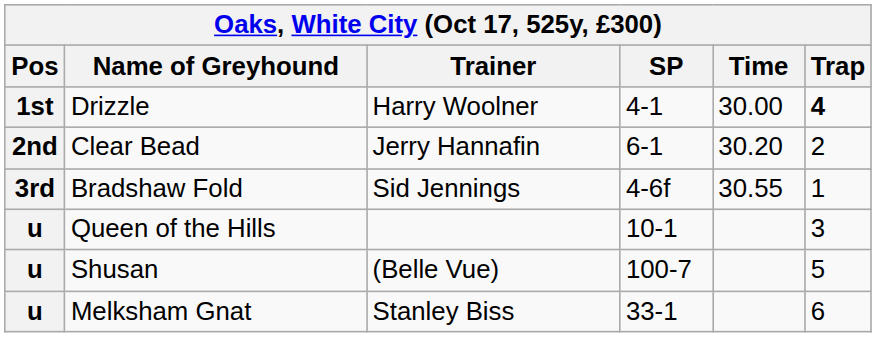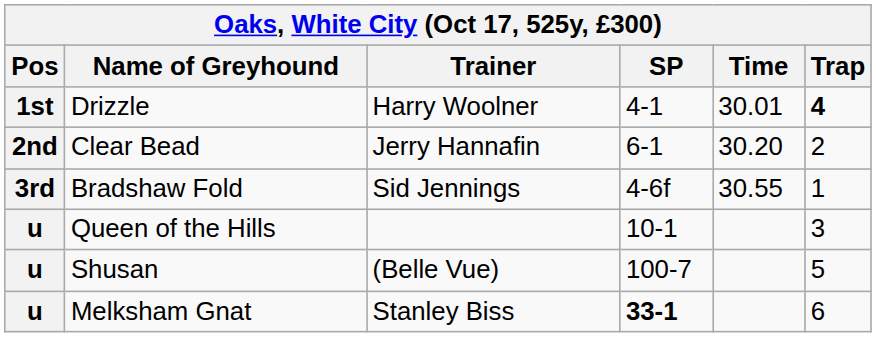(751, 106) 30.00 -> (751, 106) 30.01
(652, 310) normal -> (652, 310) bold
